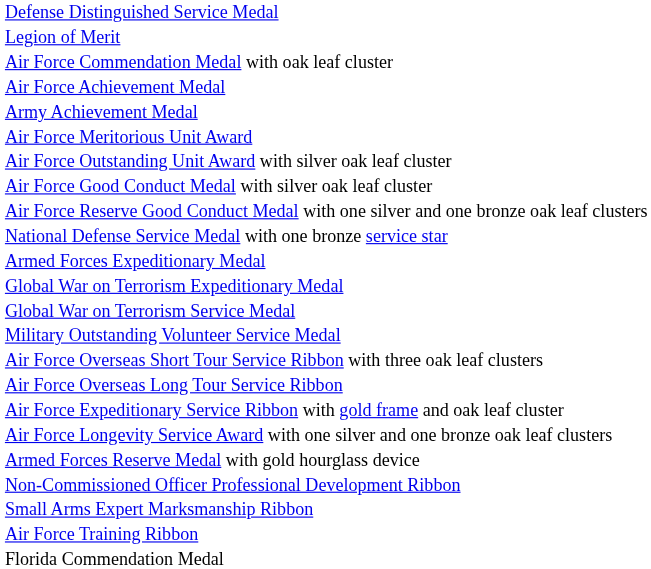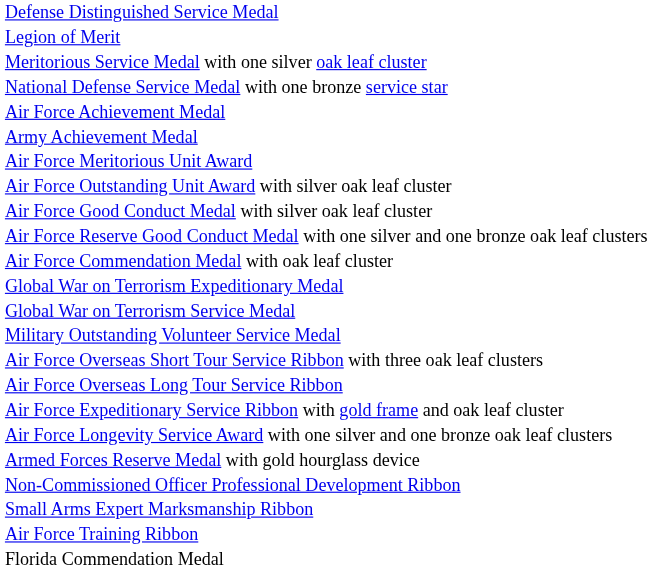+ row: (216, 62)
rows swapped: (199, 62) <-> (226, 236)
- row: (135, 261)
